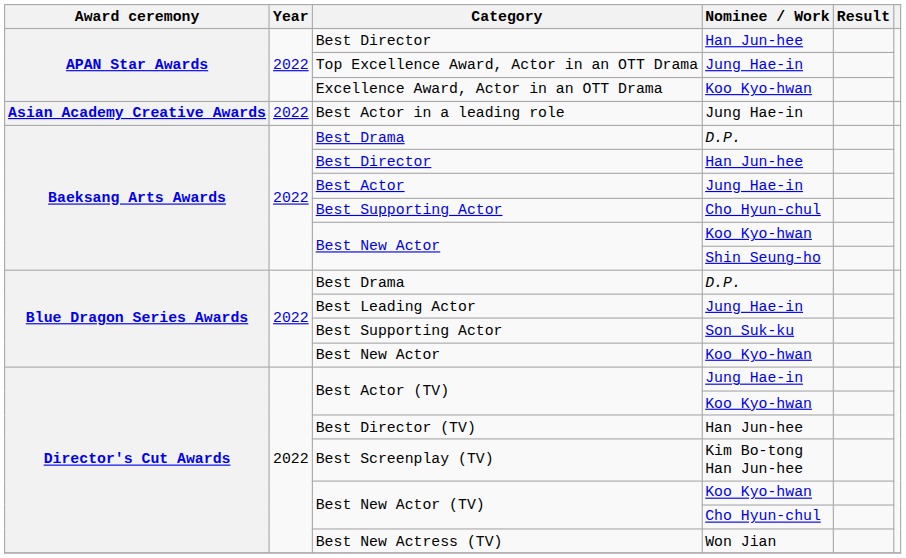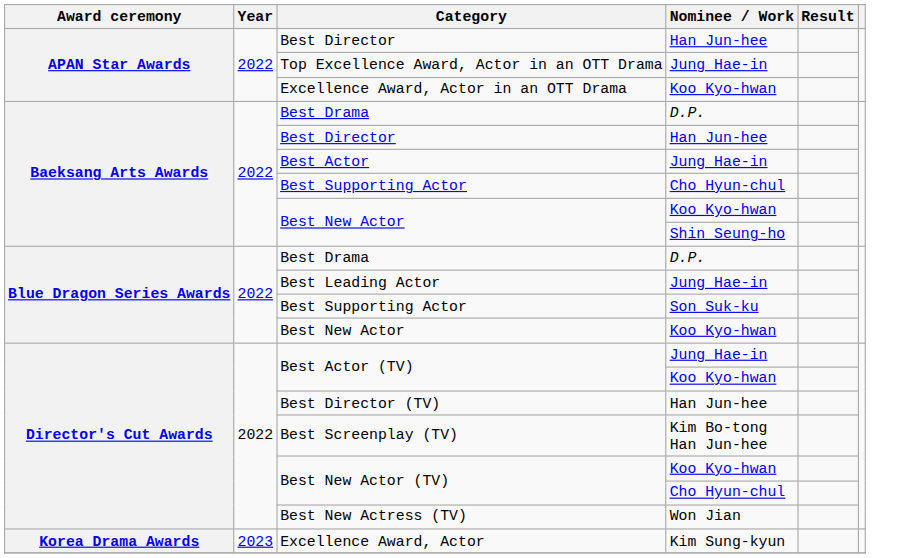- row: (440, 113)
+ row: (382, 541)
